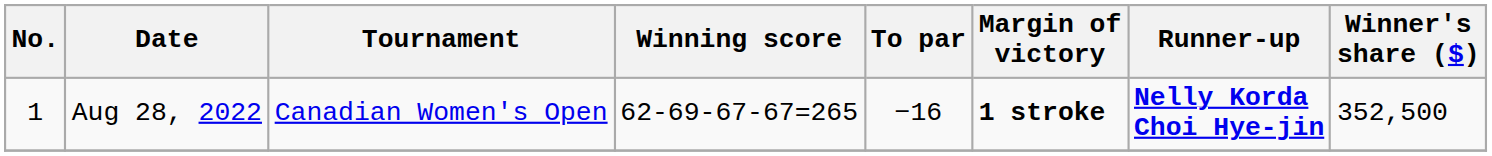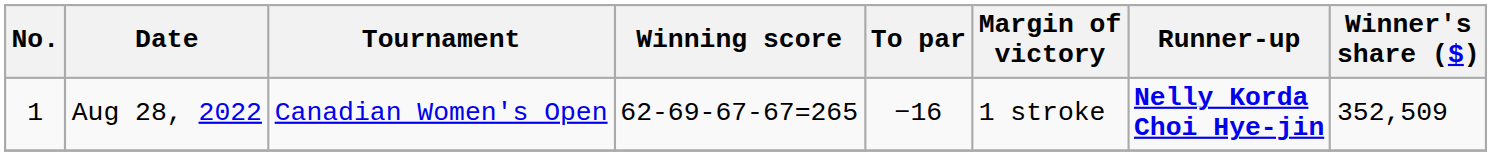(1042, 114) bold -> (1042, 114) normal
(1392, 114) 352,500 -> (1392, 114) 352,509
